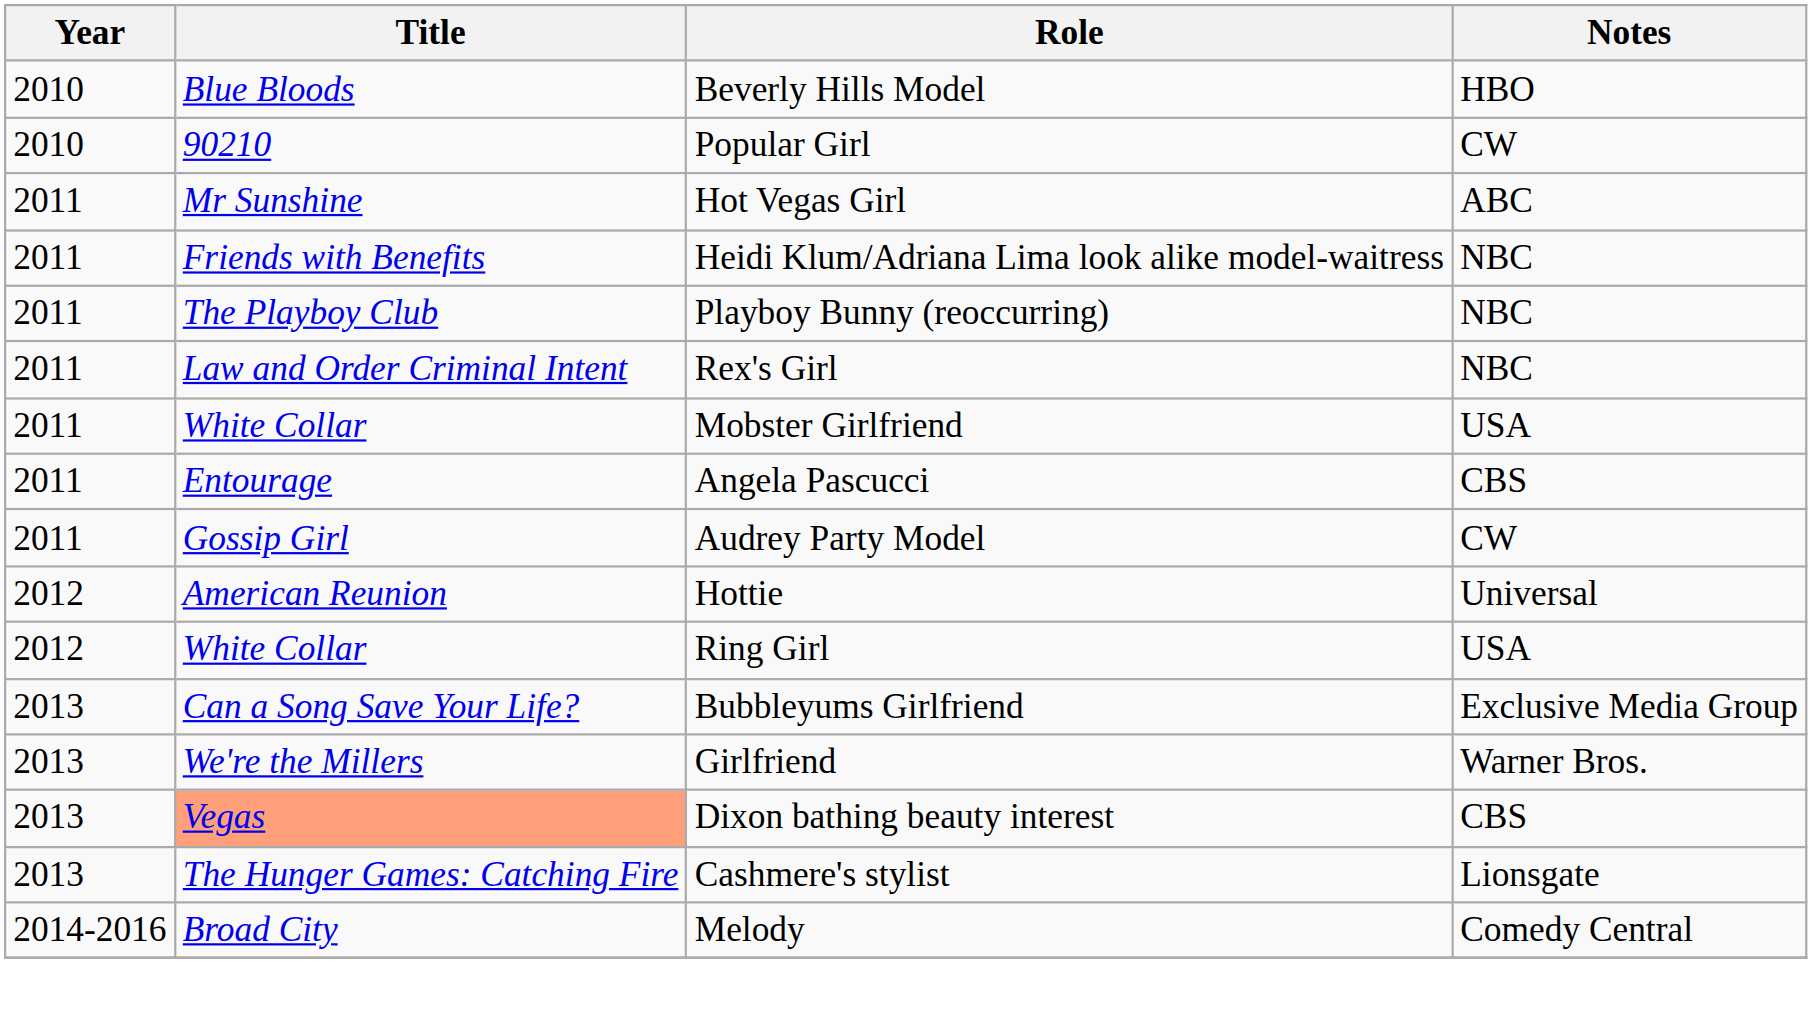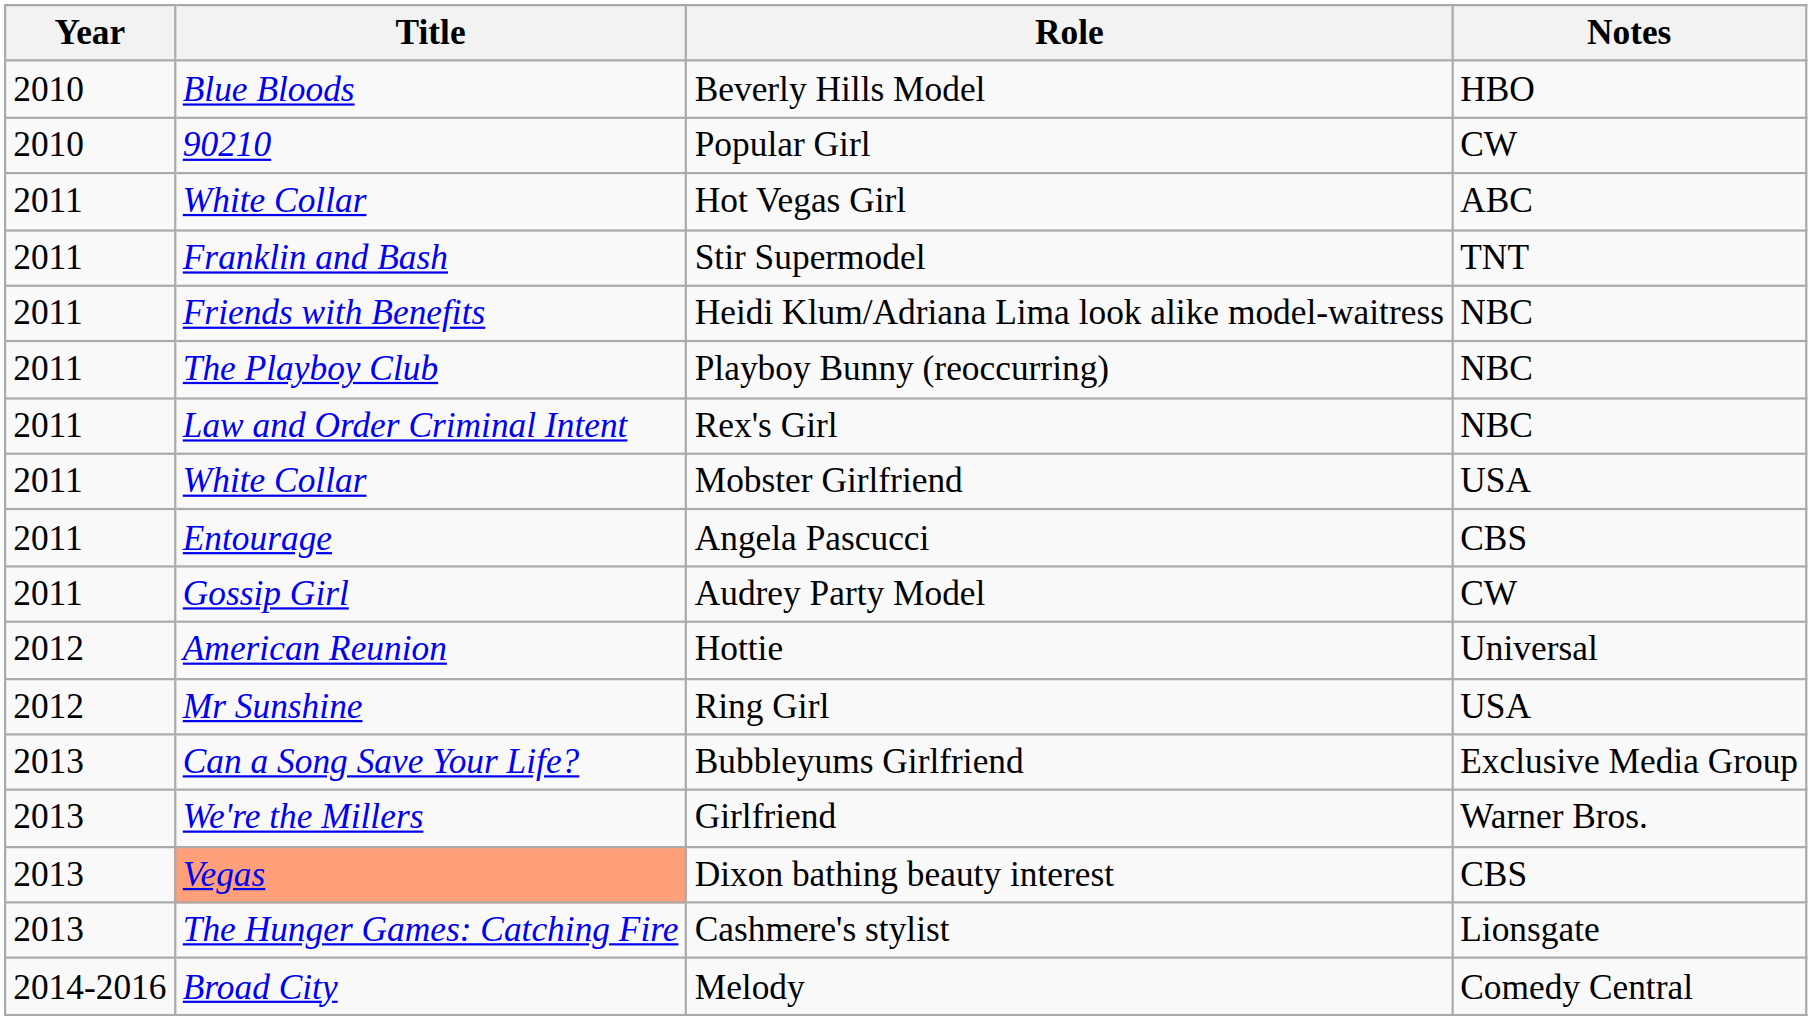(273, 200) Mr Sunshine -> (275, 200) White Collar
+ row: (810, 256)
(275, 649) White Collar -> (273, 705) Mr Sunshine
